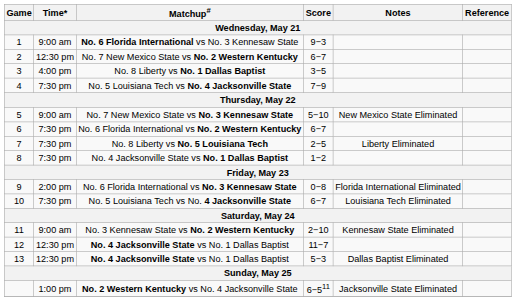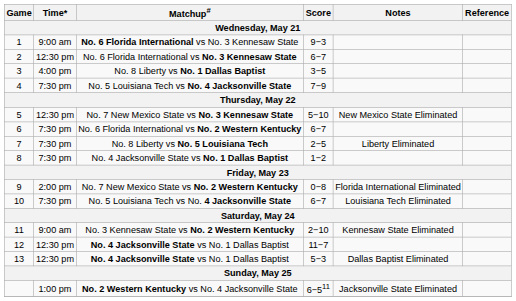(190, 57) No. 7 New Mexico State vs No. 2 Western Kentucky -> (190, 57) No. 6 Florida International vs No. 3 Kennesaw State
(55, 115) 9:00 am -> (55, 115) 12:30 pm
(190, 187) No. 6 Florida International vs No. 3 Kennesaw State -> (190, 187) No. 7 New Mexico State vs No. 2 Western Kentucky
